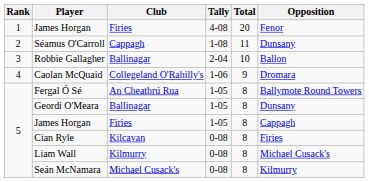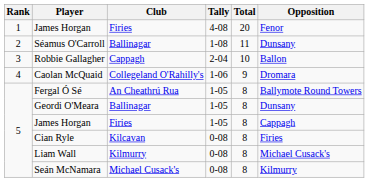(127, 43) Cappagh -> (130, 43) Ballinagar
(130, 59) Ballinagar -> (127, 59) Cappagh
